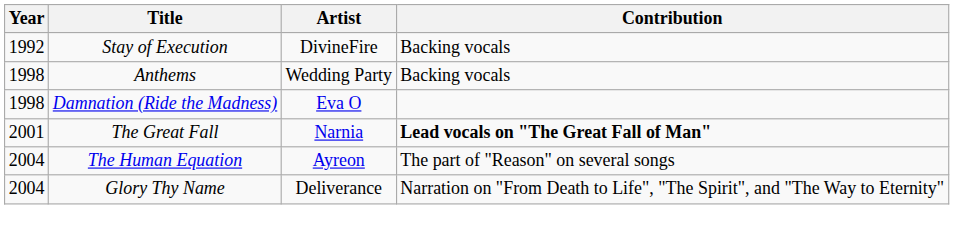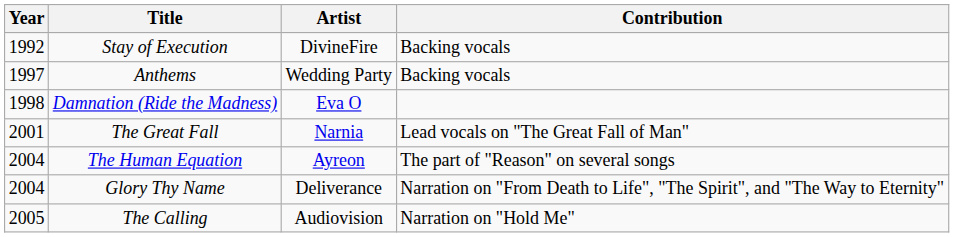(27, 75) 1998 -> (27, 75) 1997
(556, 132) bold -> (545, 132) normal
+ row: (165, 217)
